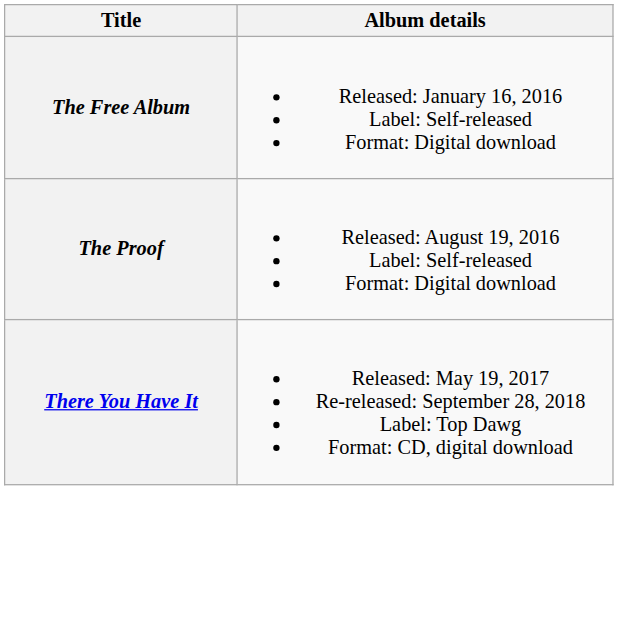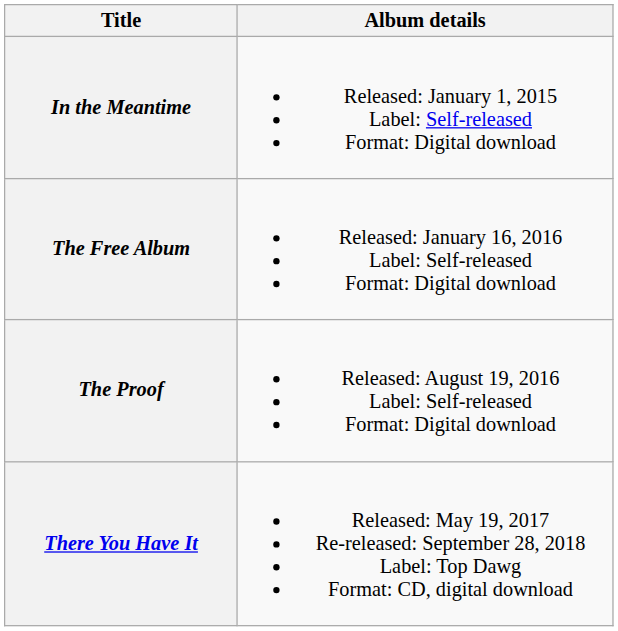+ row: (121, 107)
